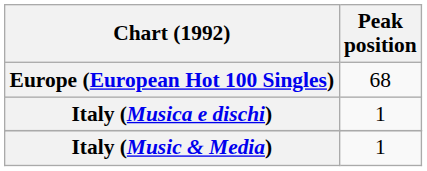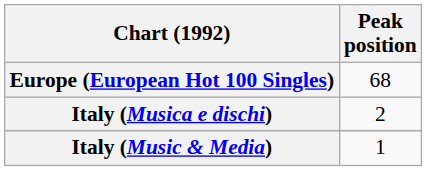(380, 113) 1 -> (380, 113) 2
